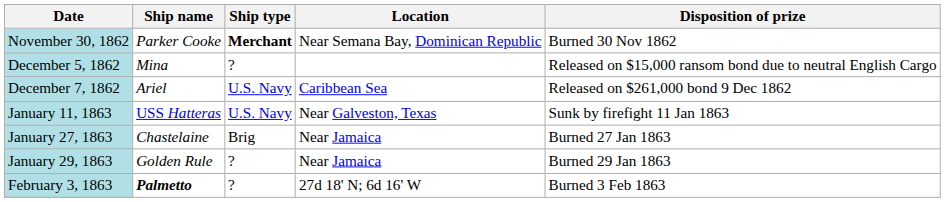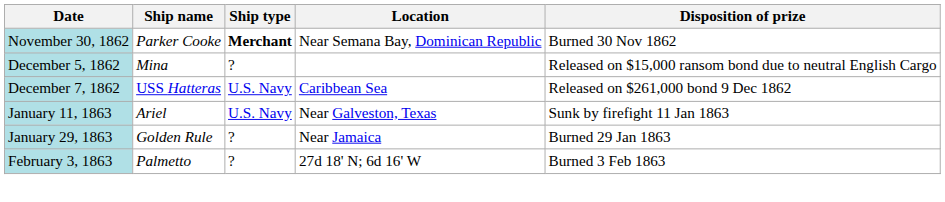(151, 88) Ariel -> (179, 88) USS Hatteras
(179, 112) USS Hatteras -> (151, 112) Ariel
- row: (60, 137)
(164, 185) bold -> (164, 161) normal
